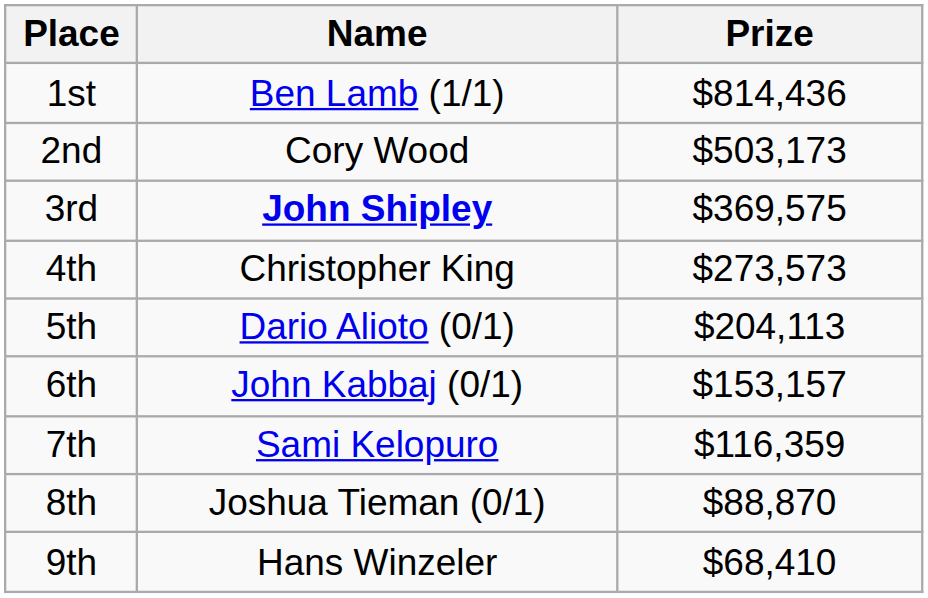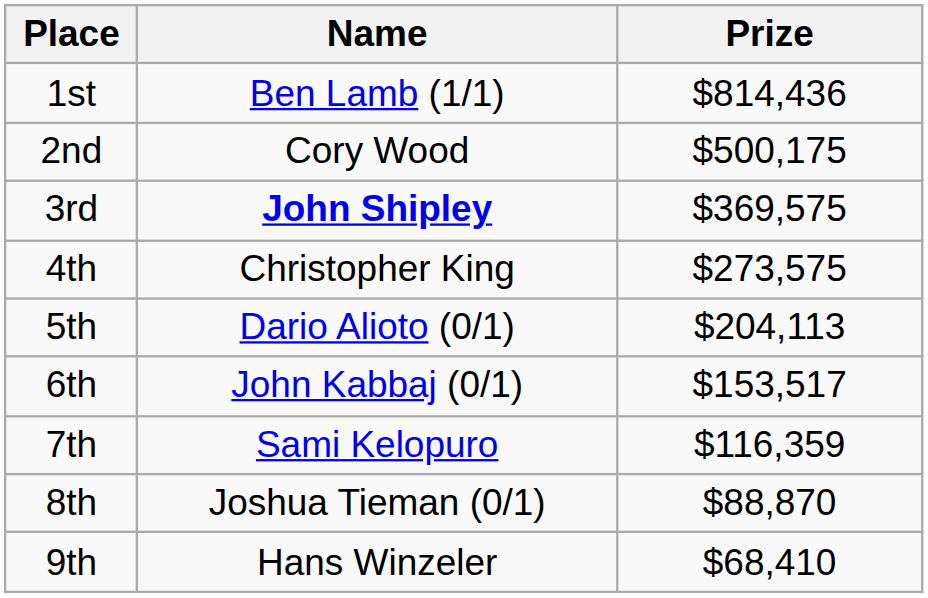(770, 151) $503,173 -> (770, 151) $500,175
(770, 268) $273,573 -> (770, 268) $273,575
(770, 385) $153,157 -> (770, 385) $153,517
